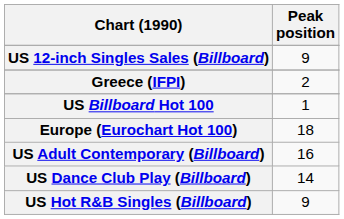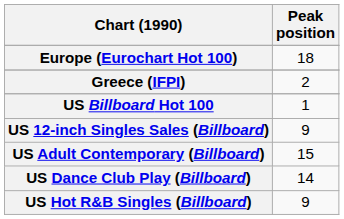rows swapped: (138, 130) <-> (138, 57)
(306, 154) 16 -> (306, 154) 15
